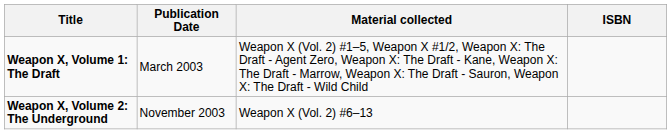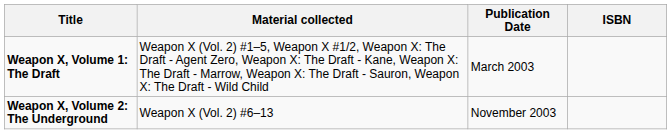columns swapped: (402, 20) <-> (186, 20)
